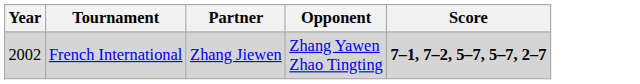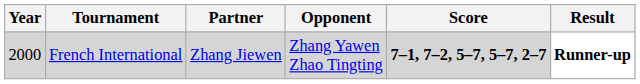+ column: (593, 18)
(25, 55) 2002 -> (25, 55) 2000
